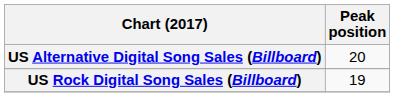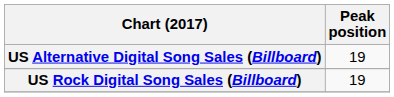(357, 56) 20 -> (357, 56) 19
